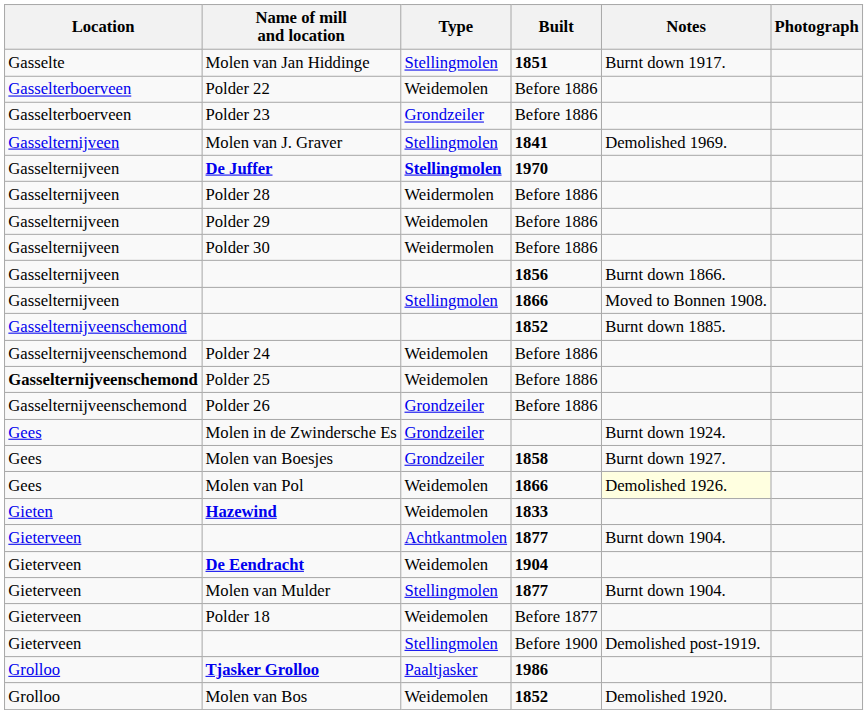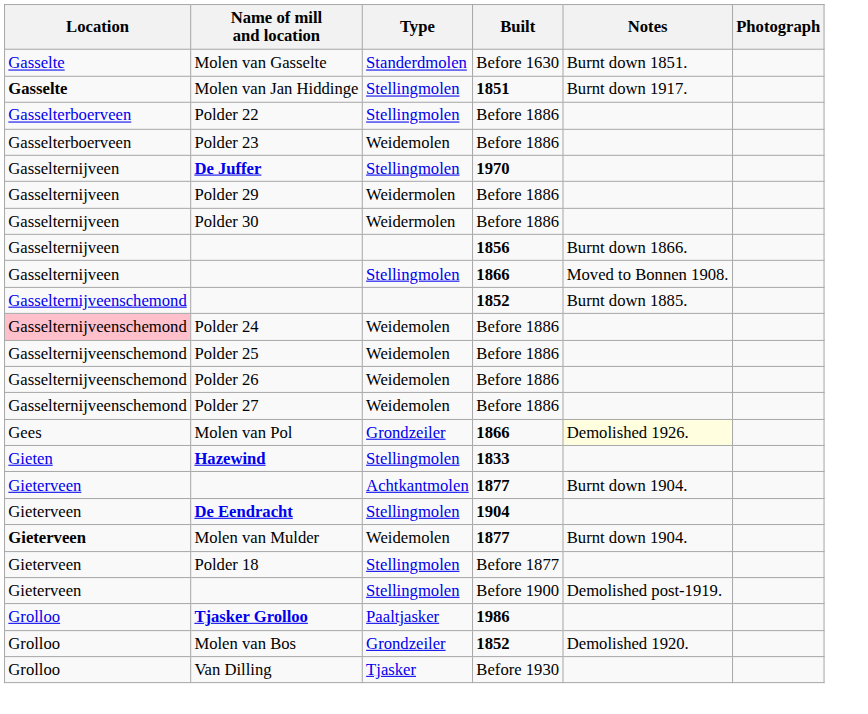+ row: (260, 62)
(37, 62) normal -> (38, 89) bold
(446, 89) Weidemolen -> (413, 115) Stellingmolen
(444, 115) Grondzeiler -> (408, 141) Weidemolen
- row: (274, 141)
(453, 168) bold -> (413, 168) normal
- row: (238, 194)
(446, 221) Weidemolen -> (411, 194) Weidermolen
(98, 353) no background -> (98, 326) pink background
(103, 379) bold -> (98, 353) normal
(444, 405) Grondzeiler -> (408, 379) Weidemolen
+ row: (227, 405)
- row: (301, 432)
- row: (269, 458)
(446, 485) Weidemolen -> (406, 432) Grondzeiler
(446, 511) Weidemolen -> (413, 458) Stellingmolen
(446, 564) Weidemolen -> (413, 511) Stellingmolen
(45, 590) normal -> (47, 537) bold
(451, 590) Stellingmolen -> (408, 537) Weidemolen
(446, 616) Weidemolen -> (413, 564) Stellingmolen
(446, 696) Weidemolen -> (406, 643) Grondzeiler
+ row: (233, 669)
